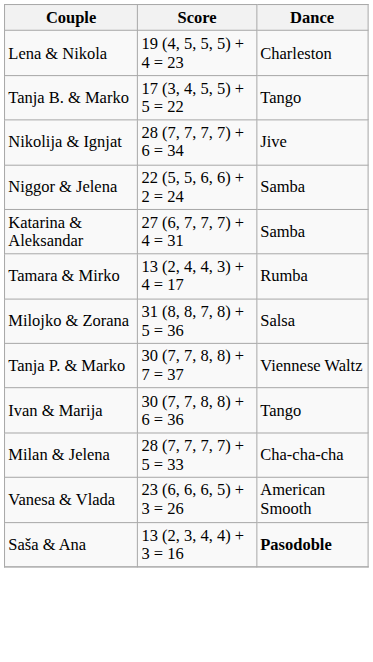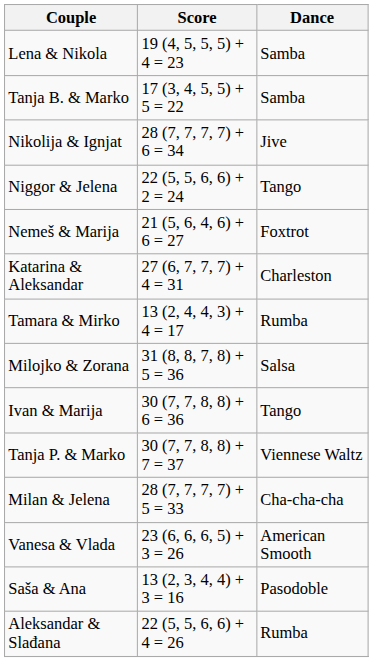(296, 52) Charleston -> (283, 52) Samba
(281, 97) Tango -> (283, 97) Samba
(283, 187) Samba -> (281, 187) Tango
+ row: (64, 231)
(283, 231) Samba -> (296, 276) Charleston
rows swapped: (67, 365) <-> (55, 410)
(296, 544) bold -> (294, 589) normal
+ row: (54, 633)
